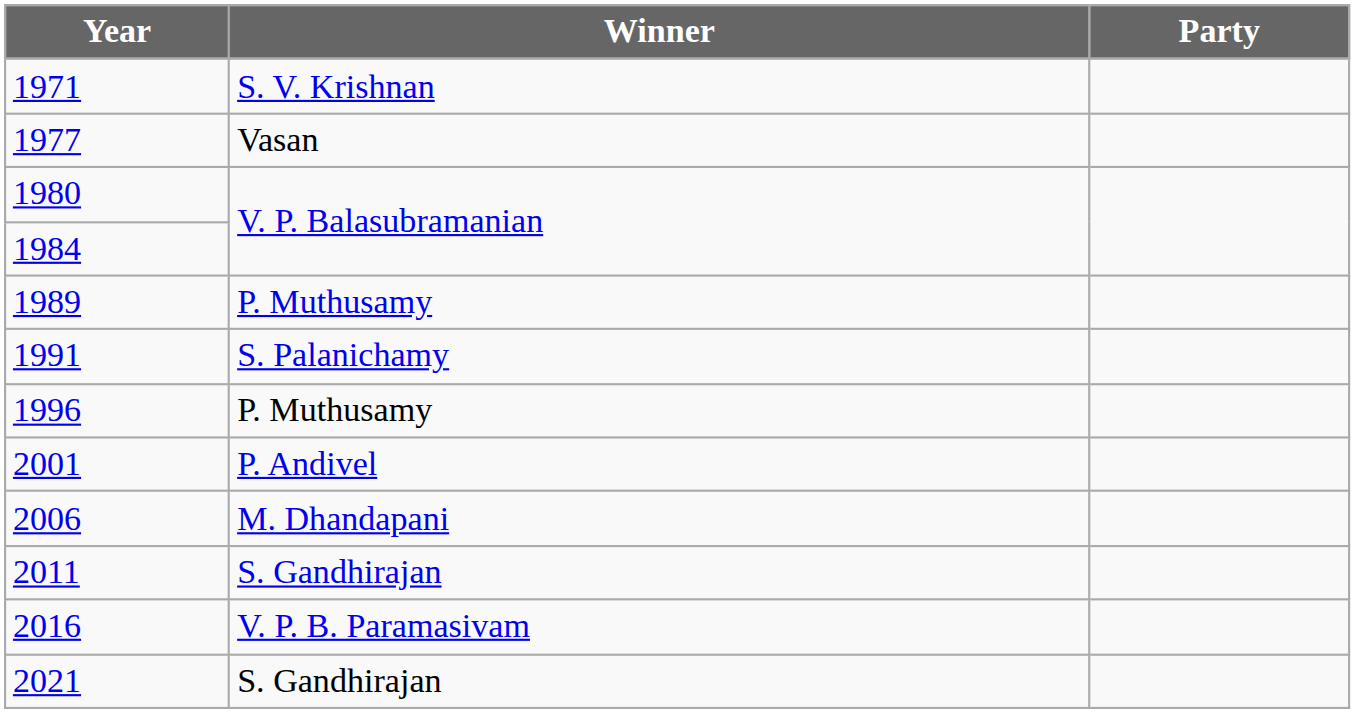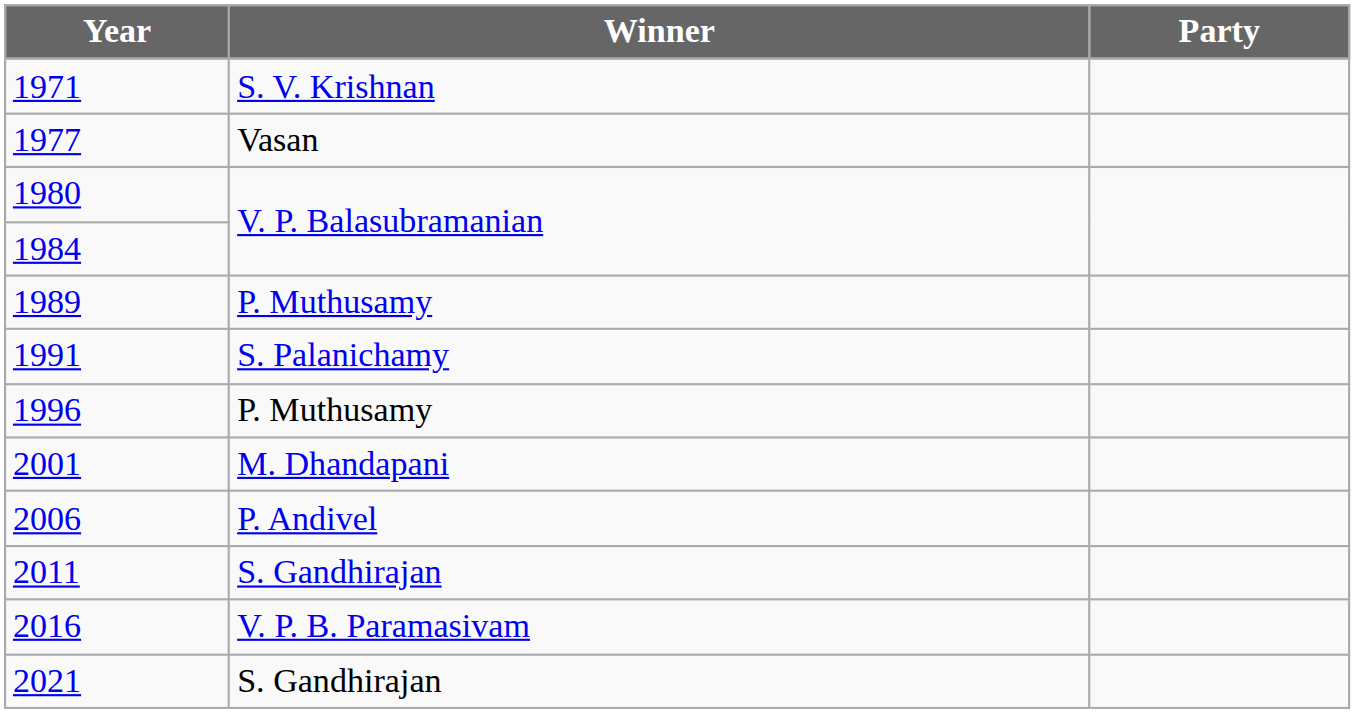(307, 463) P. Andivel -> (343, 463) M. Dhandapani
(343, 517) M. Dhandapani -> (307, 517) P. Andivel
